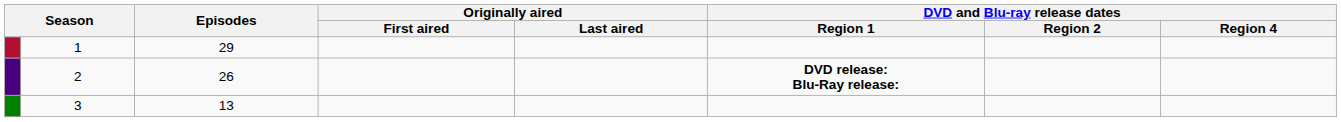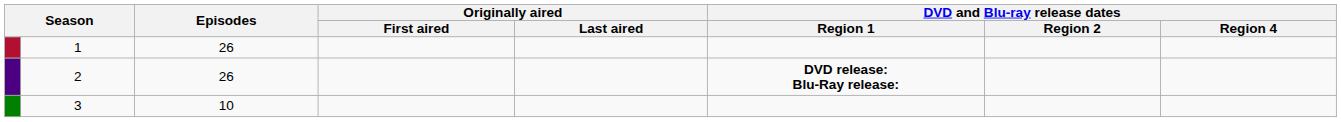(226, 47) 29 -> (226, 47) 26
(226, 106) 13 -> (226, 106) 10
